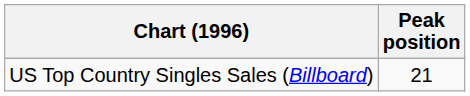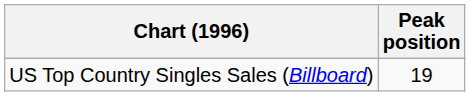(422, 74) 21 -> (422, 74) 19
